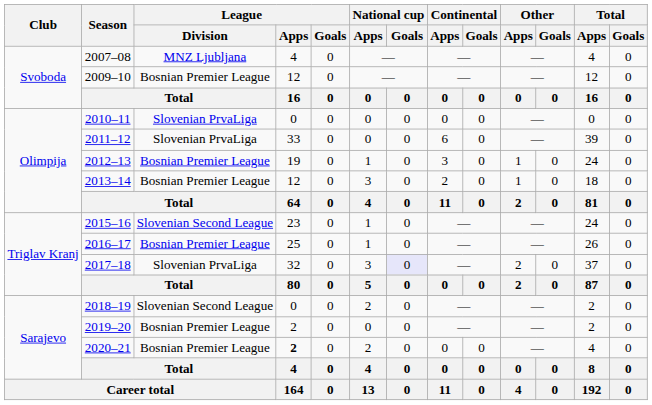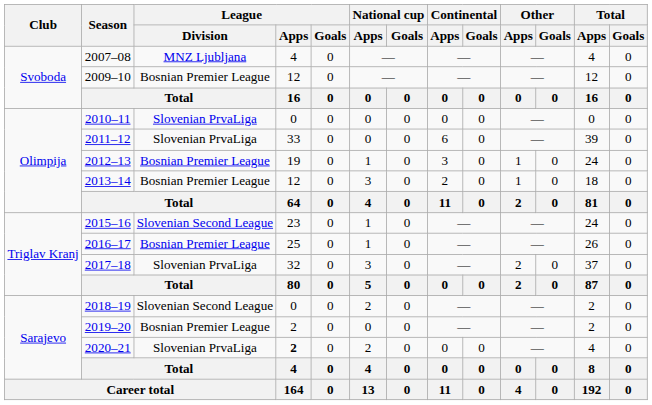(407, 264) lavender background -> (407, 264) no background
(205, 347) Bosnian Premier League -> (205, 347) Slovenian PrvaLiga
